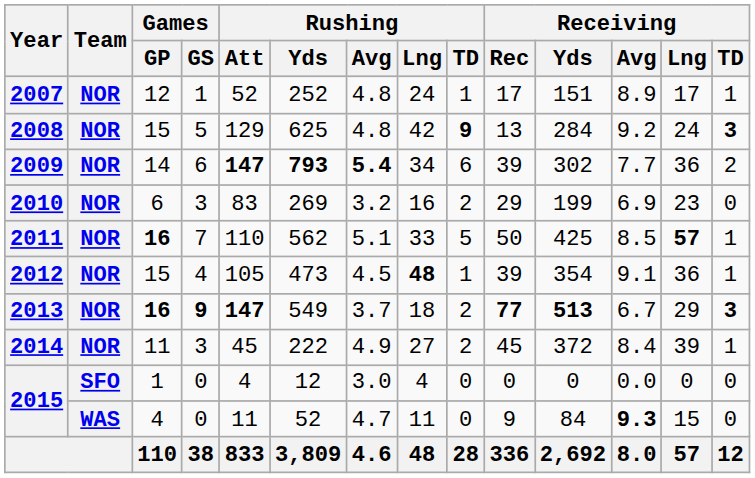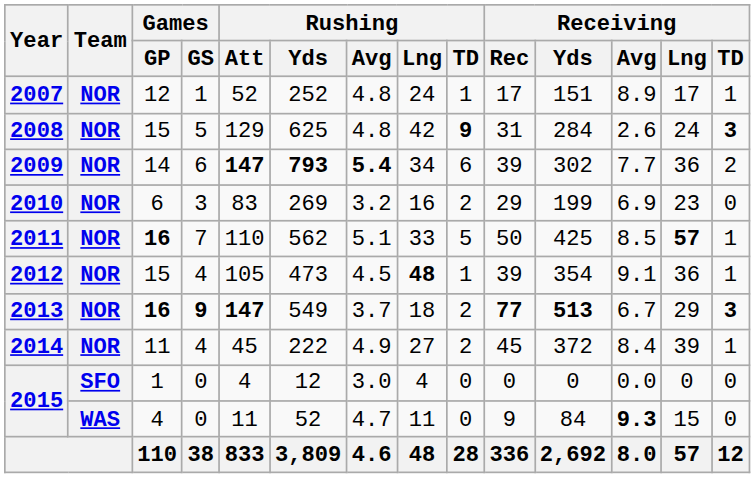(509, 131) 13 -> (509, 131) 31
(637, 131) 9.2 -> (637, 131) 2.6
(201, 347) 3 -> (201, 347) 4
